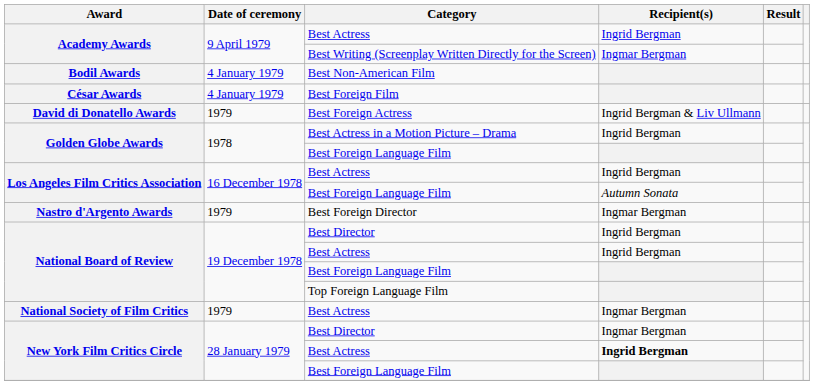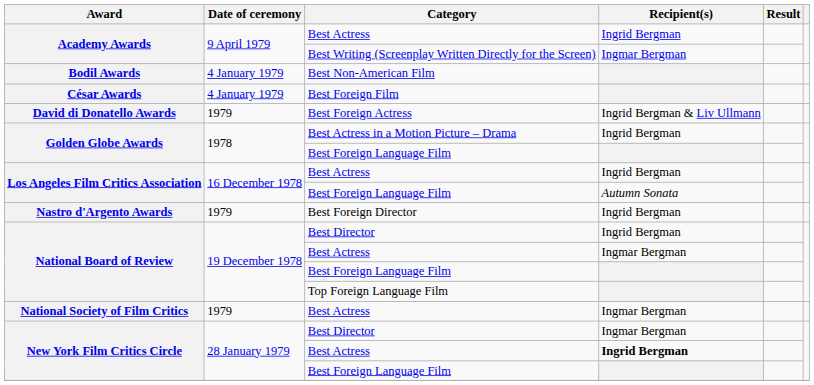(644, 212) Ingmar Bergman -> (641, 212) Ingrid Bergman
(641, 251) Ingrid Bergman -> (644, 251) Ingmar Bergman
